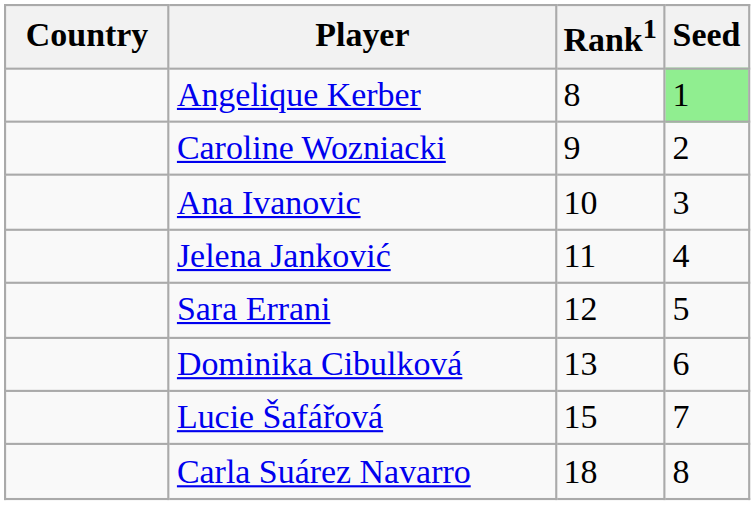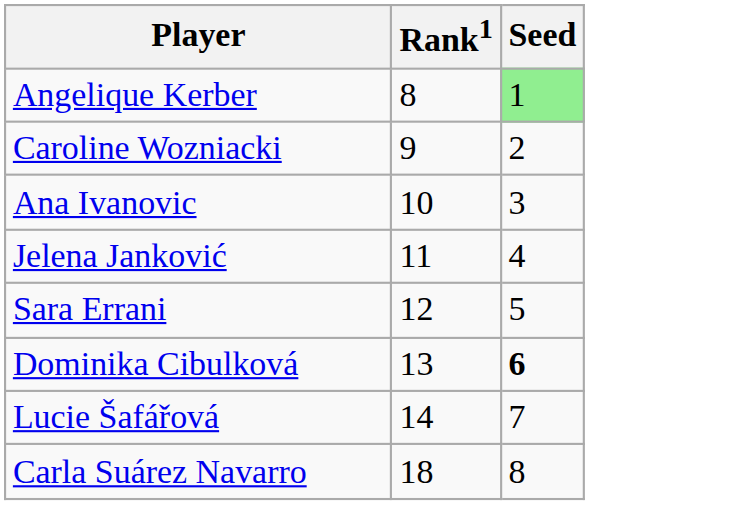- column: (87, 35)
(681, 363) normal -> (517, 363) bold
(581, 417) 15 -> (416, 417) 14
